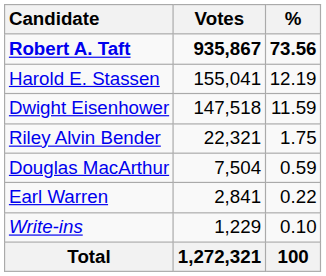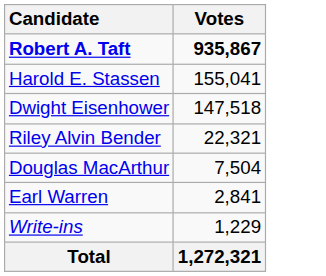- column: (293, 19)
